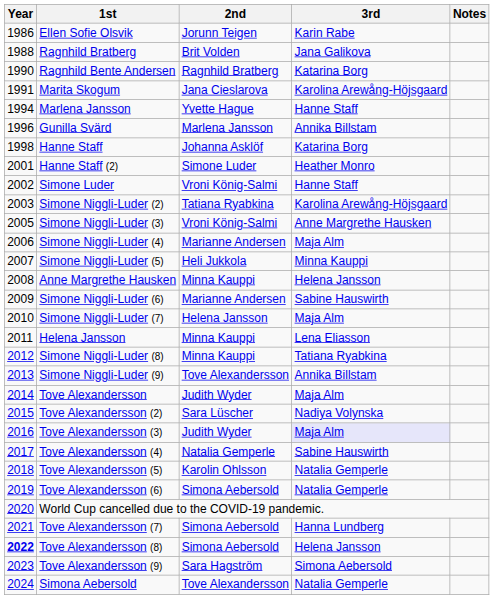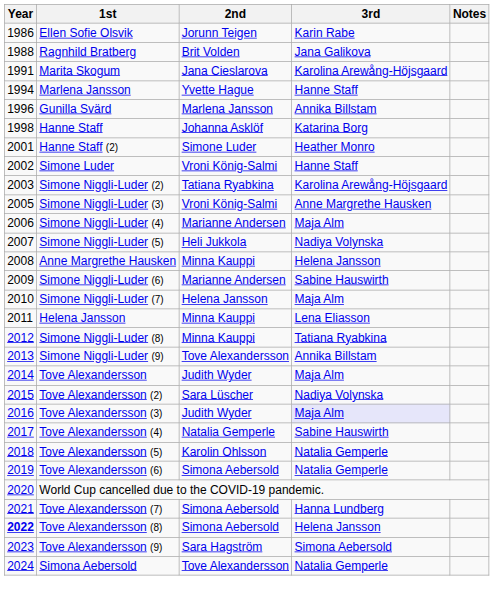- row: (107, 71)
(331, 261) Minna Kauppi -> (339, 242) Nadiya Volynska
